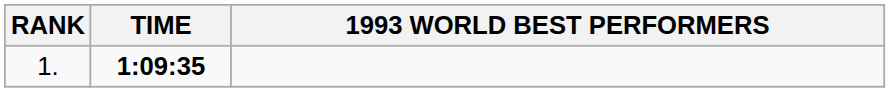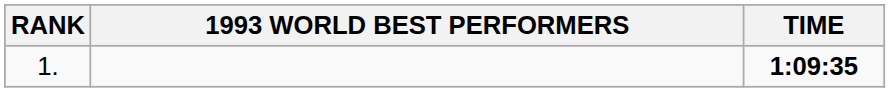columns swapped: (557, 26) <-> (161, 26)
